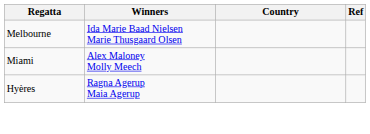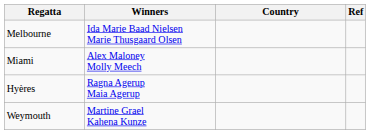+ row: (29, 116)
